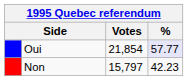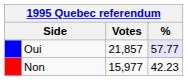(126, 49) 21,854 -> (126, 49) 21,857
(126, 67) 15,797 -> (126, 67) 15,977
